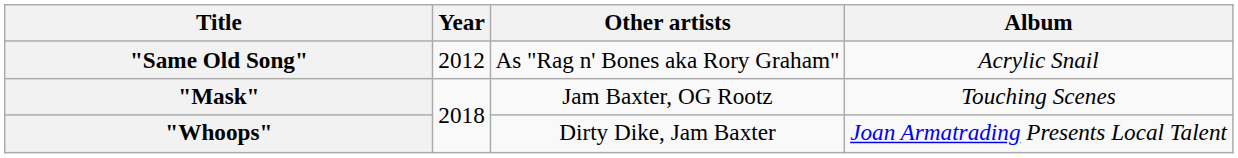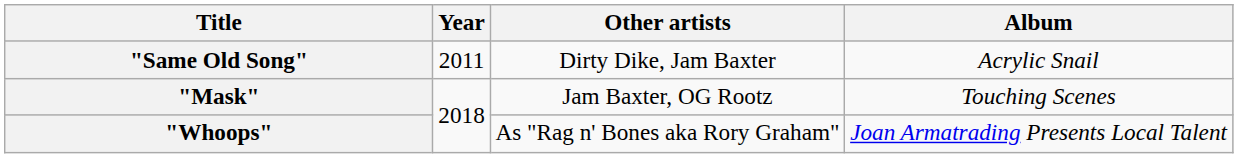(462, 59) 2012 -> (462, 59) 2011
(667, 59) As "Rag n' Bones aka Rory Graham" -> (667, 59) Dirty Dike, Jam Baxter
(667, 133) Dirty Dike, Jam Baxter -> (667, 133) As "Rag n' Bones aka Rory Graham"
